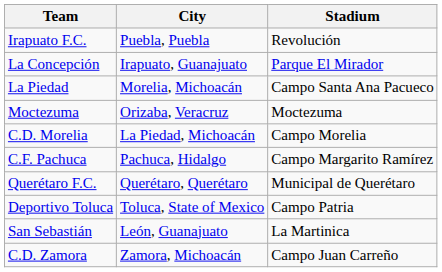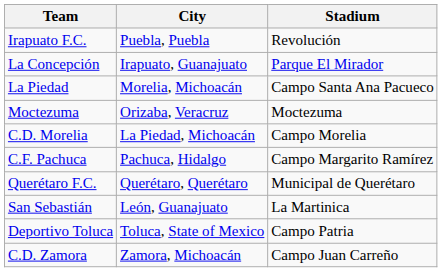rows swapped: (50, 231) <-> (61, 207)
